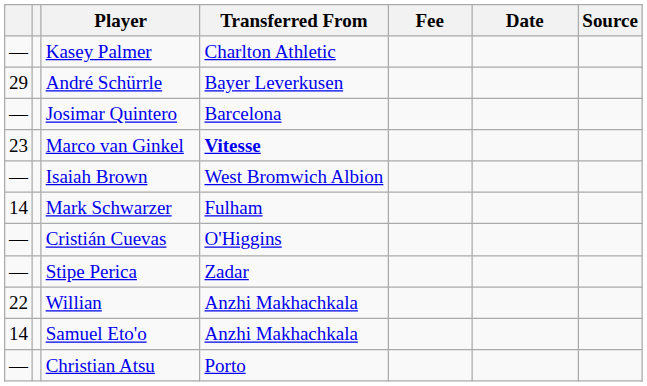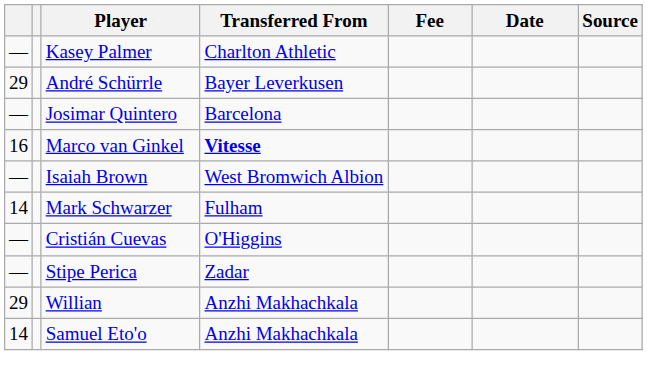(19, 145) 23 -> (19, 145) 16
(19, 302) 22 -> (19, 302) 29
- row: (100, 364)
